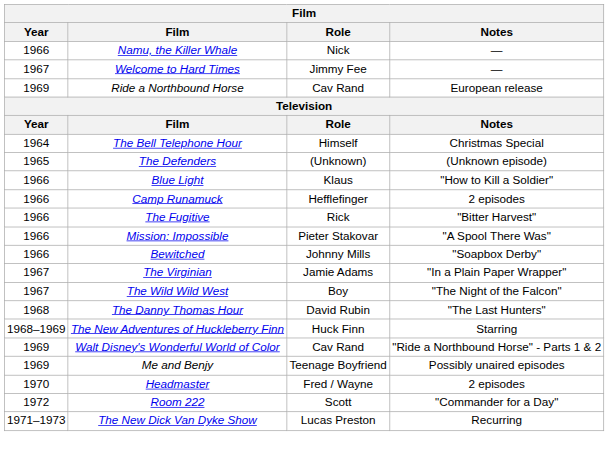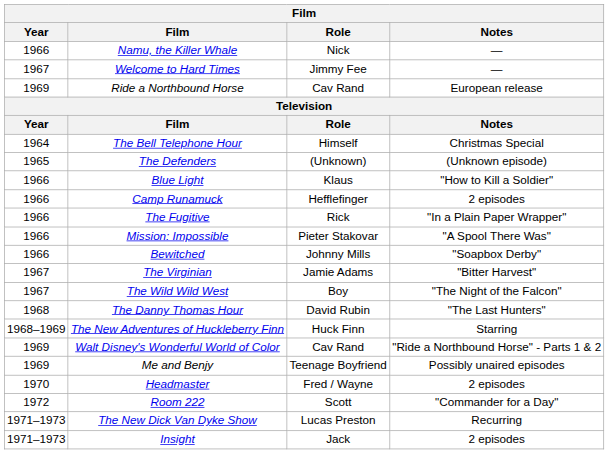(497, 217) "Bitter Harvest" -> (497, 217) "In a Plain Paper Wrapper"
(497, 273) "In a Plain Paper Wrapper" -> (497, 273) "Bitter Harvest"
+ row: (177, 439)
